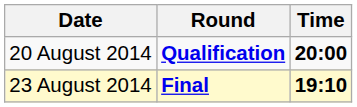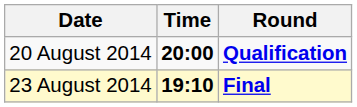columns swapped: (321, 20) <-> (223, 20)
